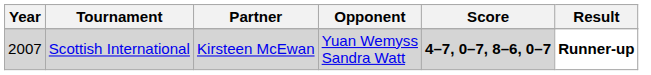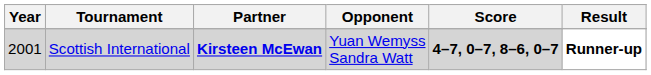(25, 49) 2007 -> (25, 49) 2001
(256, 49) normal -> (260, 49) bold
